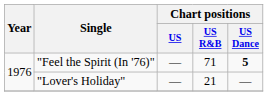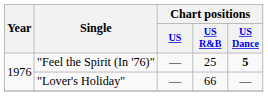(210, 62) 71 -> (210, 62) 25
(210, 81) 21 -> (210, 81) 66
